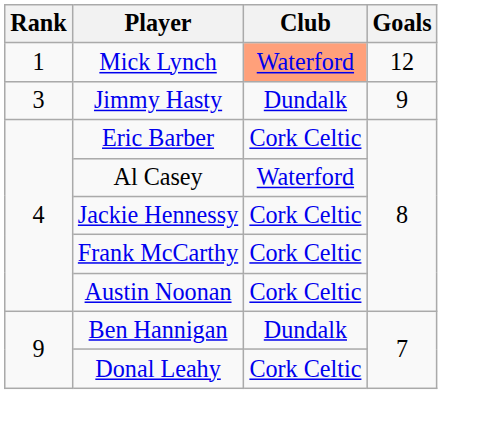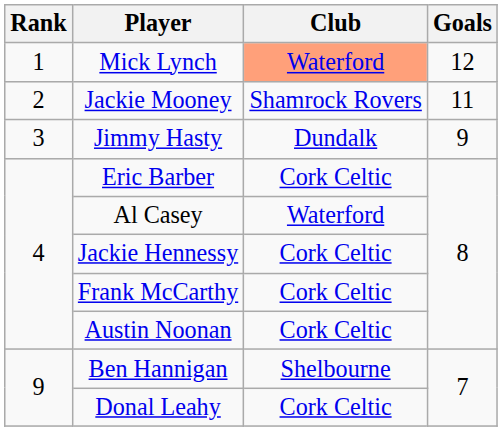+ row: (158, 100)
(305, 330) Dundalk -> (336, 368) Shelbourne
